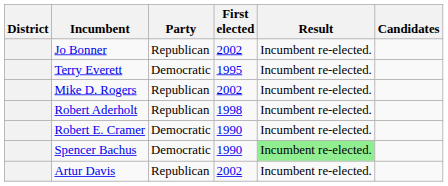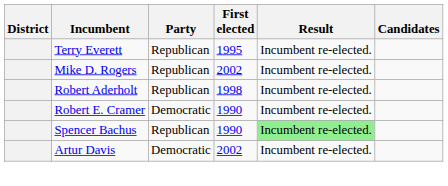- row: (81, 49)
(181, 69) Democratic -> (180, 49) Republican
(181, 150) Democratic -> (180, 130) Republican
(180, 171) Republican -> (181, 150) Democratic
